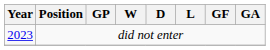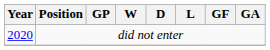(20, 34) 2023 -> (20, 34) 2020
